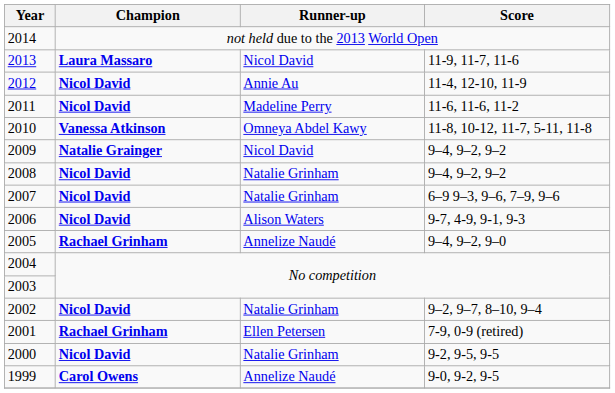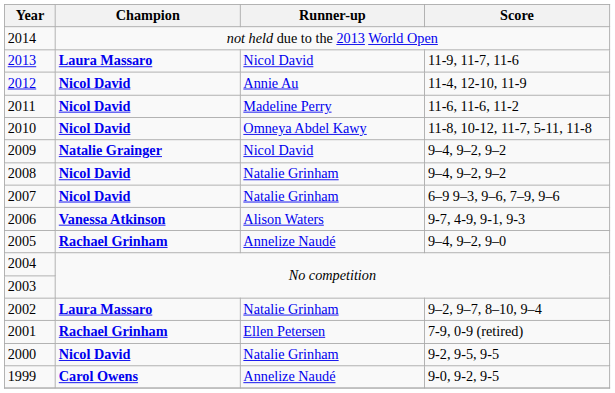(112, 128) Vanessa Atkinson -> (95, 128) Nicol David
(95, 219) Nicol David -> (112, 219) Vanessa Atkinson
(95, 309) Nicol David -> (106, 309) Laura Massaro
